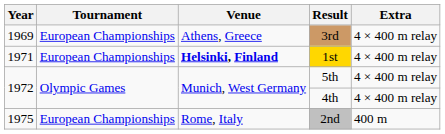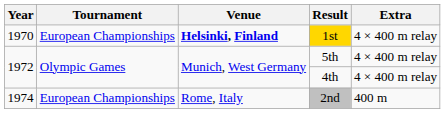- row: (330, 35)
(21, 56) 1971 -> (21, 35) 1970
(21, 118) 1975 -> (21, 98) 1974
